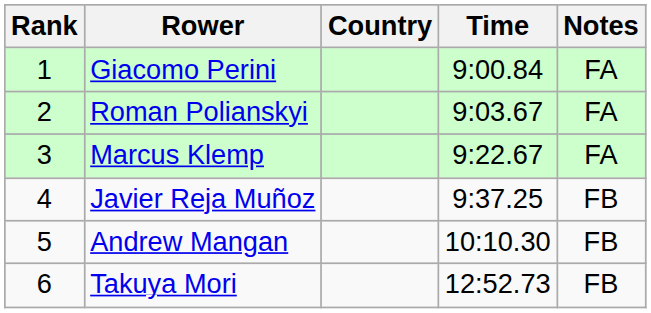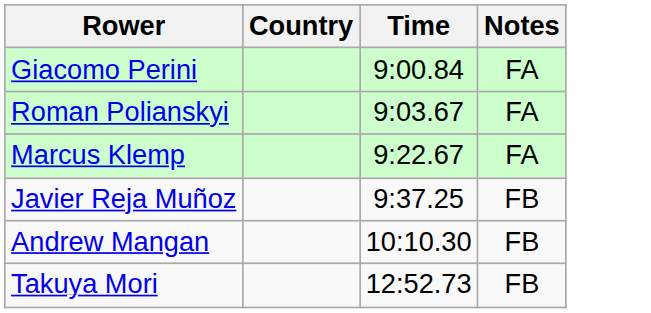- column: (44, 26)
